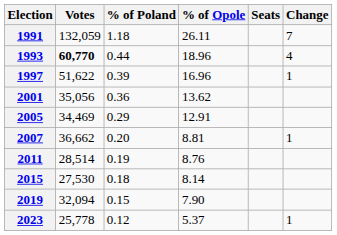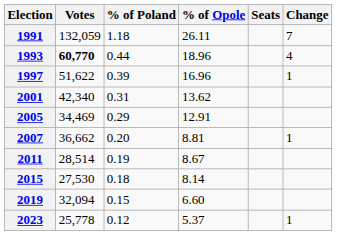(77, 96) 35,056 -> (77, 96) 42,340
(118, 96) 0.36 -> (118, 96) 0.31
(193, 158) 8.76 -> (193, 158) 8.67
(193, 199) 7.90 -> (193, 199) 6.60
